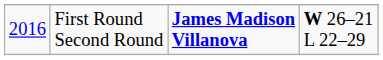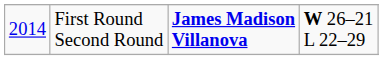(27, 29) 2016 -> (27, 29) 2014
